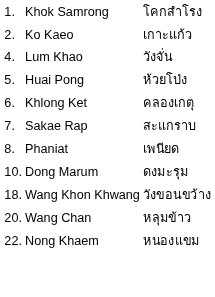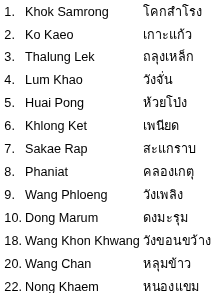+ row: (60, 57)
(168, 103) คลองเกตุ -> (161, 126) เพนียด
(161, 149) เพนียด -> (168, 172) คลองเกตุ
+ row: (66, 194)
